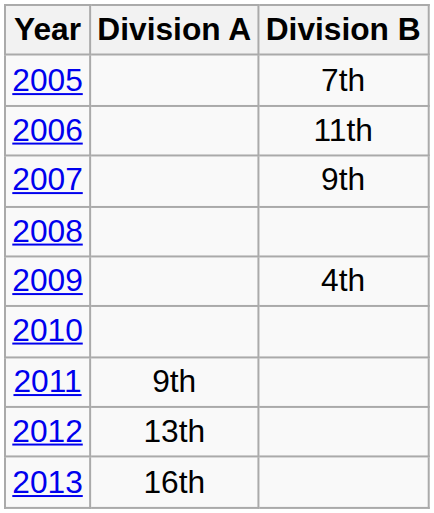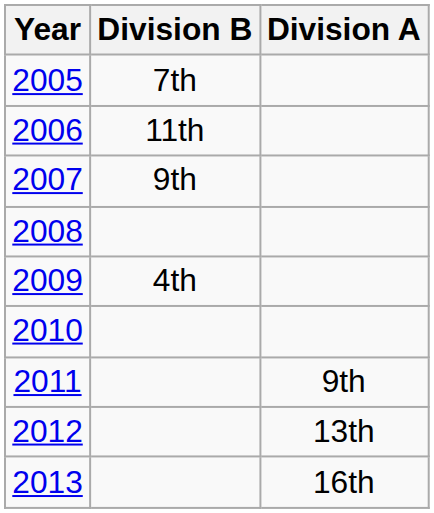columns swapped: (174, 29) <-> (343, 29)
